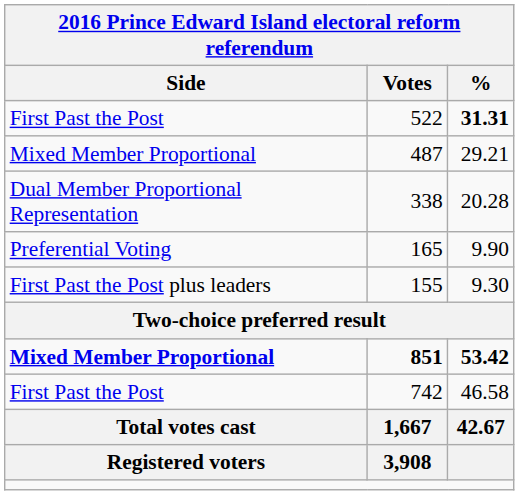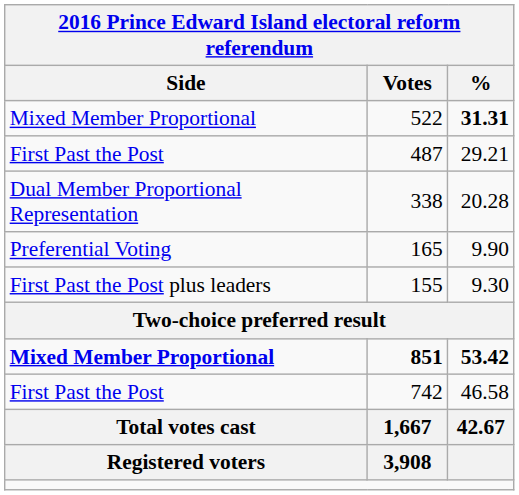(87, 118) First Past the Post -> (133, 118) Mixed Member Proportional
(133, 153) Mixed Member Proportional -> (87, 153) First Past the Post
